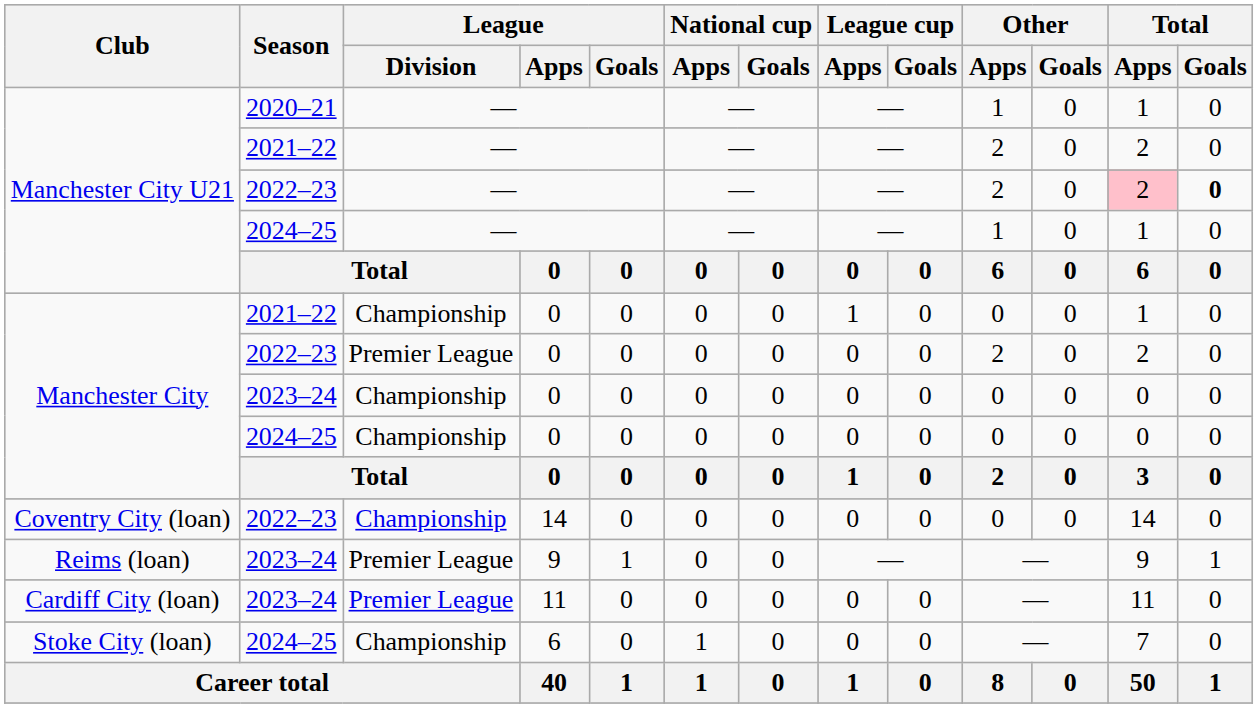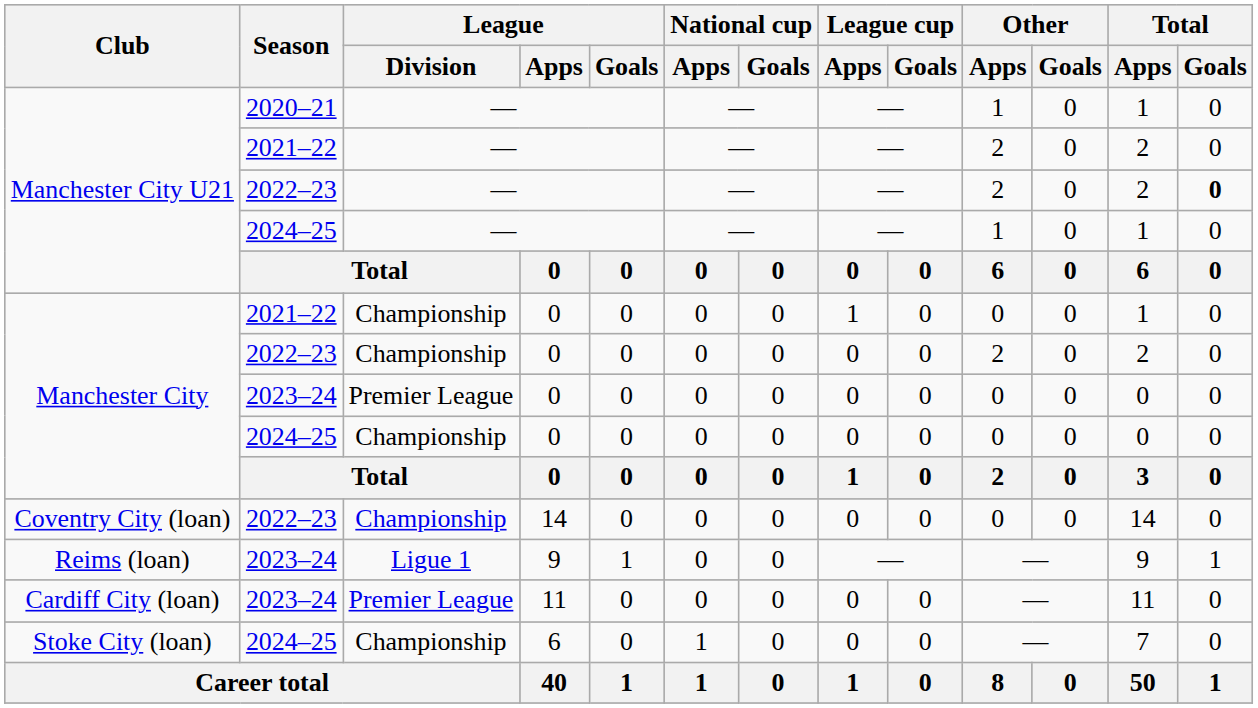(1143, 189) pink background -> (1143, 189) no background
(431, 353) Premier League -> (431, 353) Championship
(431, 395) Championship -> (431, 395) Premier League
(431, 559) Premier League -> (431, 559) Ligue 1
